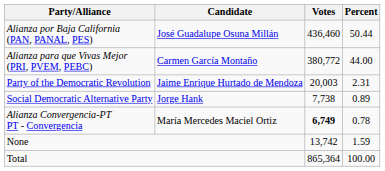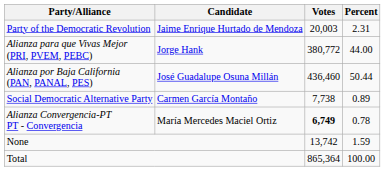rows swapped: (63, 34) <-> (79, 83)
(207, 61) Carmen García Montaño -> (180, 50) Jorge Hank
(180, 99) Jorge Hank -> (207, 99) Carmen García Montaño
